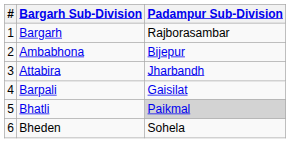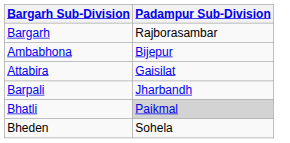- column: (10, 14)
(176, 71) Jharbandh -> (155, 71) Gaisilat
(168, 90) Gaisilat -> (164, 90) Jharbandh
